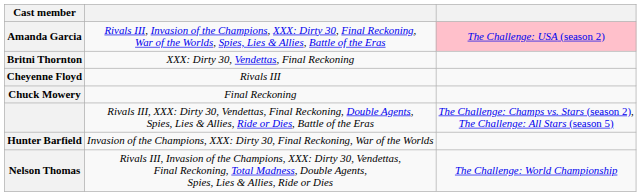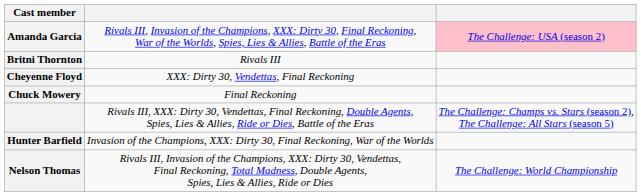(260, 59) XXX: Dirty 30, Vendettas, Final Reckoning -> (260, 59) Rivals III
(260, 77) Rivals III -> (260, 77) XXX: Dirty 30, Vendettas, Final Reckoning
